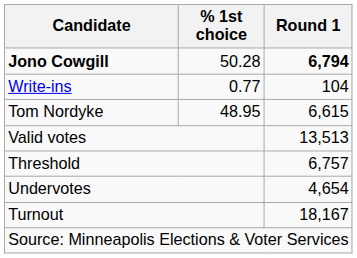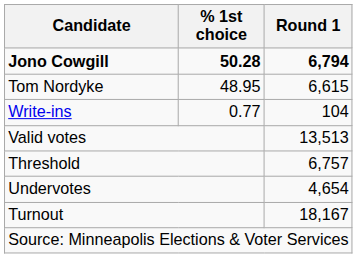(240, 61) normal -> (240, 61) bold
rows swapped: (56, 112) <-> (40, 86)
